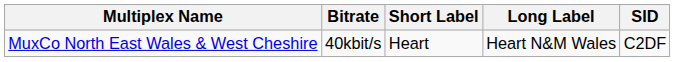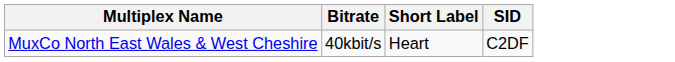- column: (551, 17)
